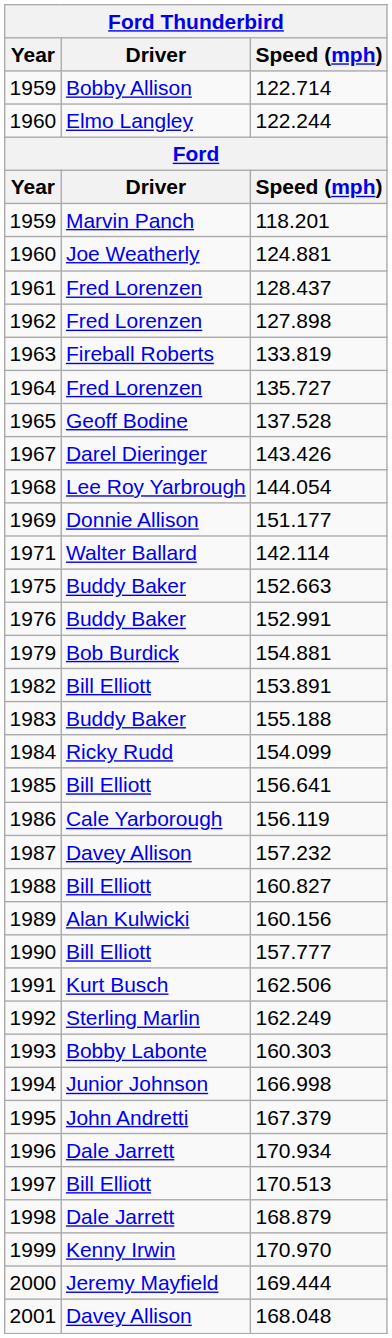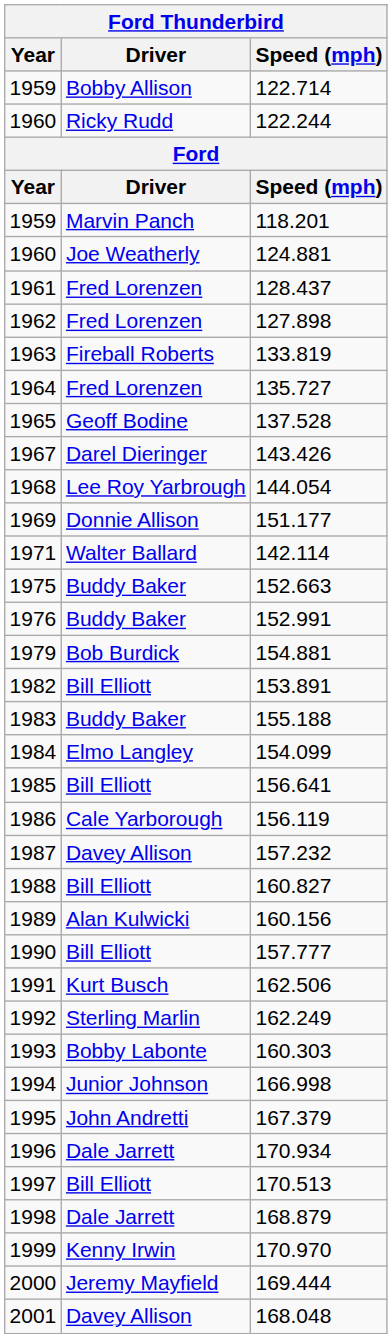(129, 121) Elmo Langley -> (120, 121) Ricky Rudd
(120, 752) Ricky Rudd -> (129, 752) Elmo Langley
